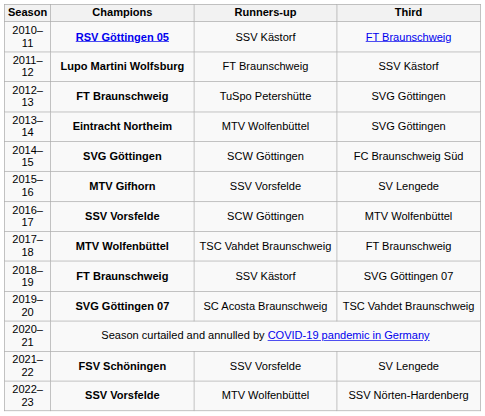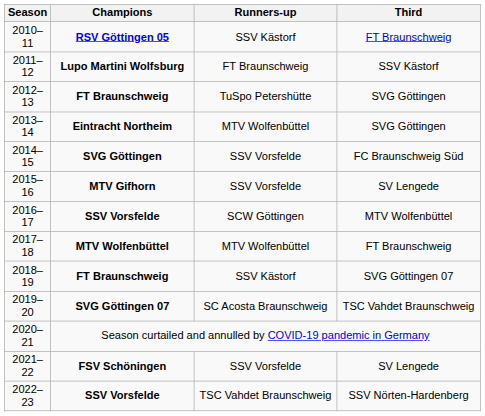(265, 156) SCW Göttingen -> (265, 156) SSV Vorsfelde
(265, 246) TSC Vahdet Braunschweig -> (265, 246) MTV Wolfenbüttel
(265, 396) MTV Wolfenbüttel -> (265, 396) TSC Vahdet Braunschweig
